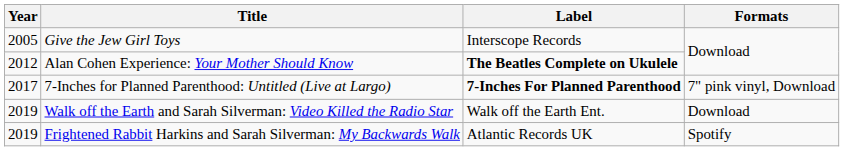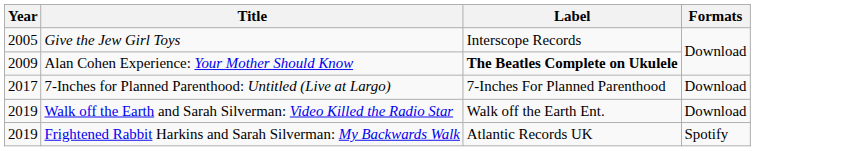(23, 63) 2012 -> (23, 63) 2009
(574, 87) bold -> (566, 87) normal
(761, 87) 7" pink vinyl, Download -> (715, 87) Download
